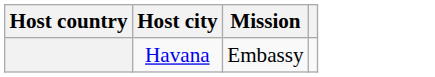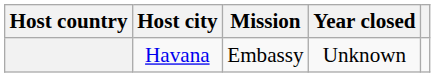+ column: (364, 21)
